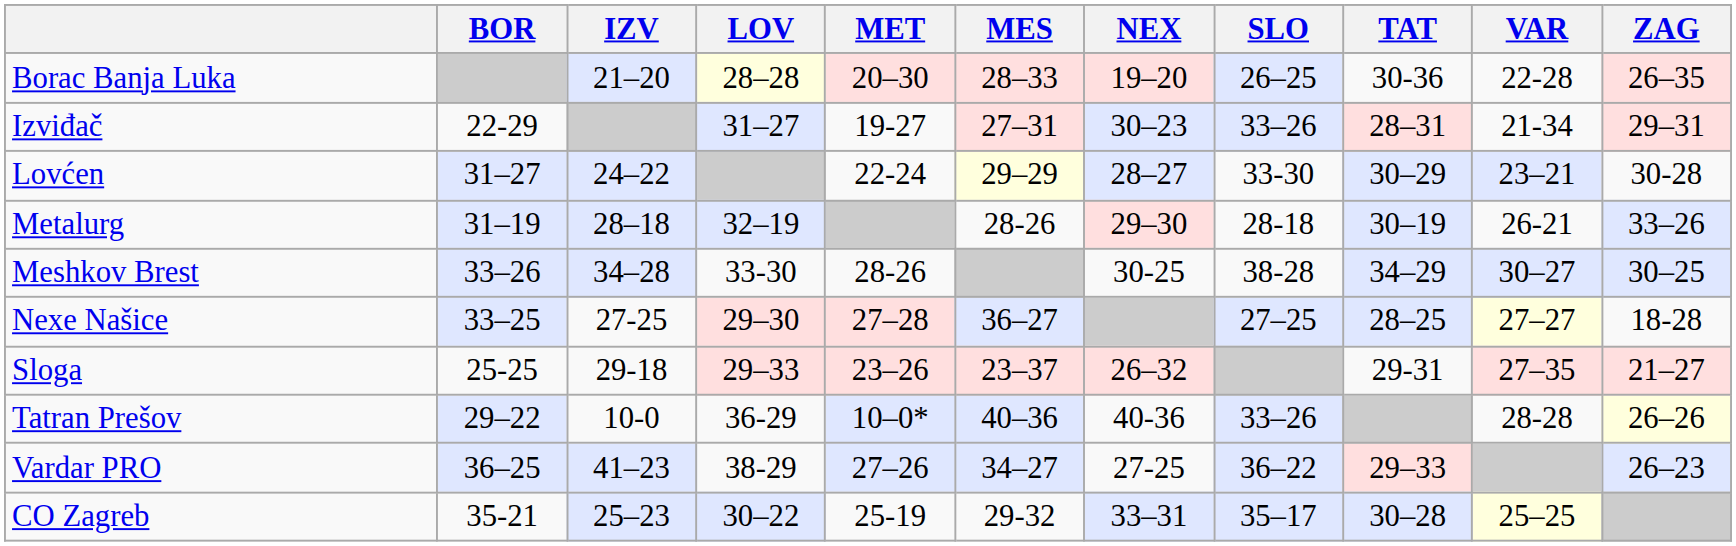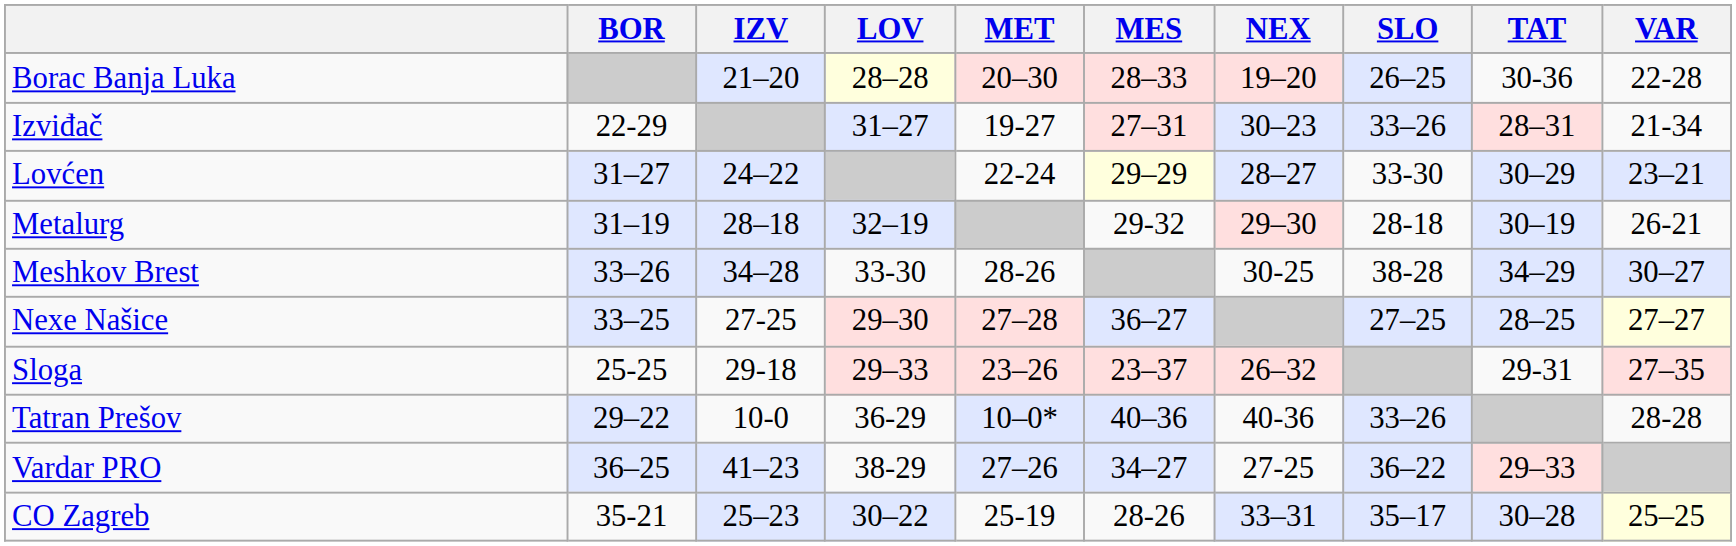- column: (1666, 28)
(1020, 223) 28-26 -> (1149, 223) 29-32
(1020, 516) 29-32 -> (1149, 516) 28-26
